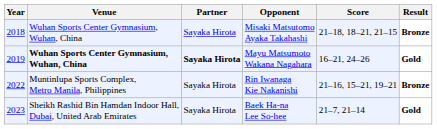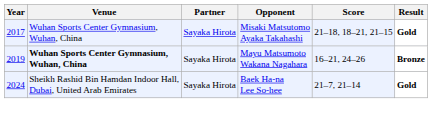(16, 33) 2018 -> (16, 33) 2017
(415, 33) Bronze -> (407, 33) Gold
(212, 59) bold -> (210, 59) normal
(411, 59) Gold -> (411, 59) Bronze
- row: (271, 85)
(16, 111) 2023 -> (16, 85) 2024
